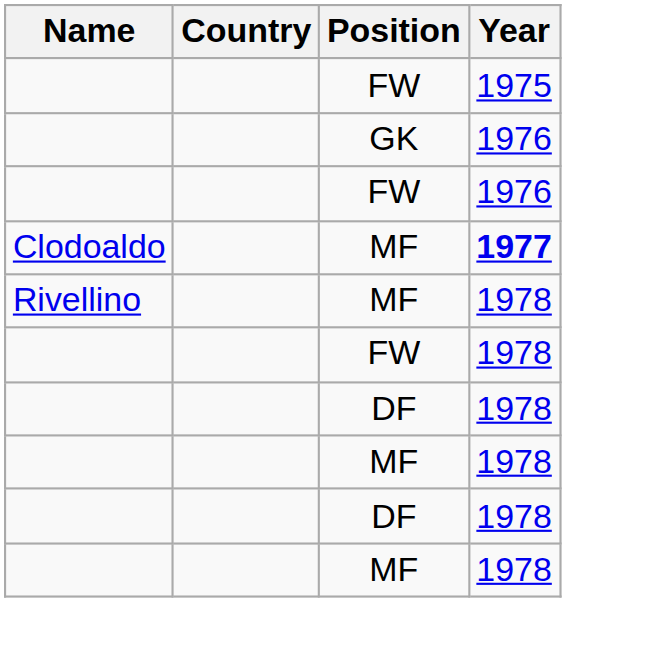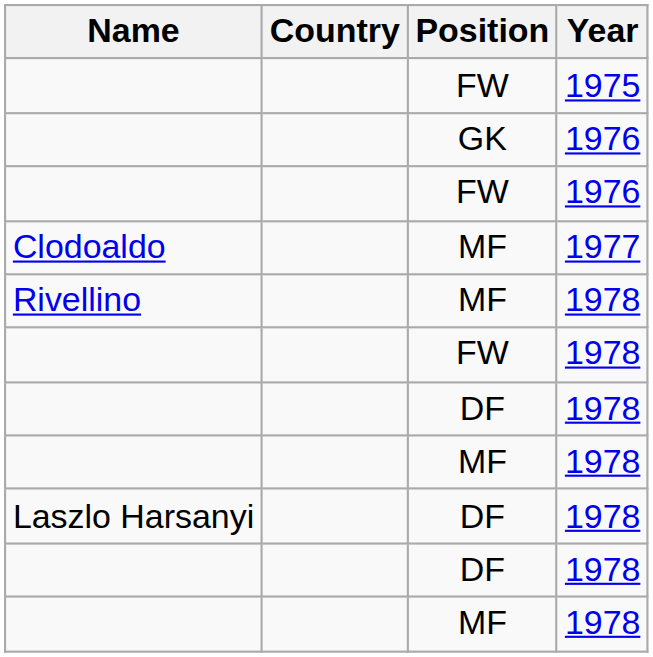(514, 246) bold -> (603, 246) normal
+ row: (134, 515)
